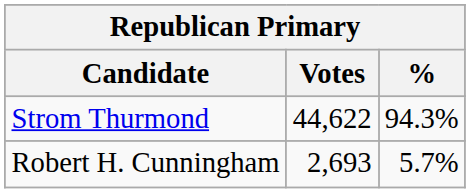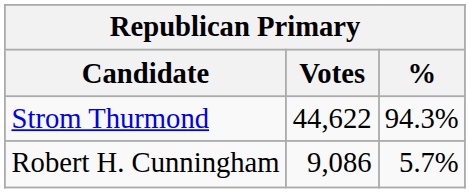(339, 163) 2,693 -> (339, 163) 9,086
